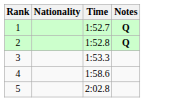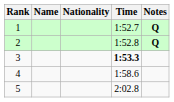+ column: (46, 12)
(97, 58) normal -> (126, 58) bold
